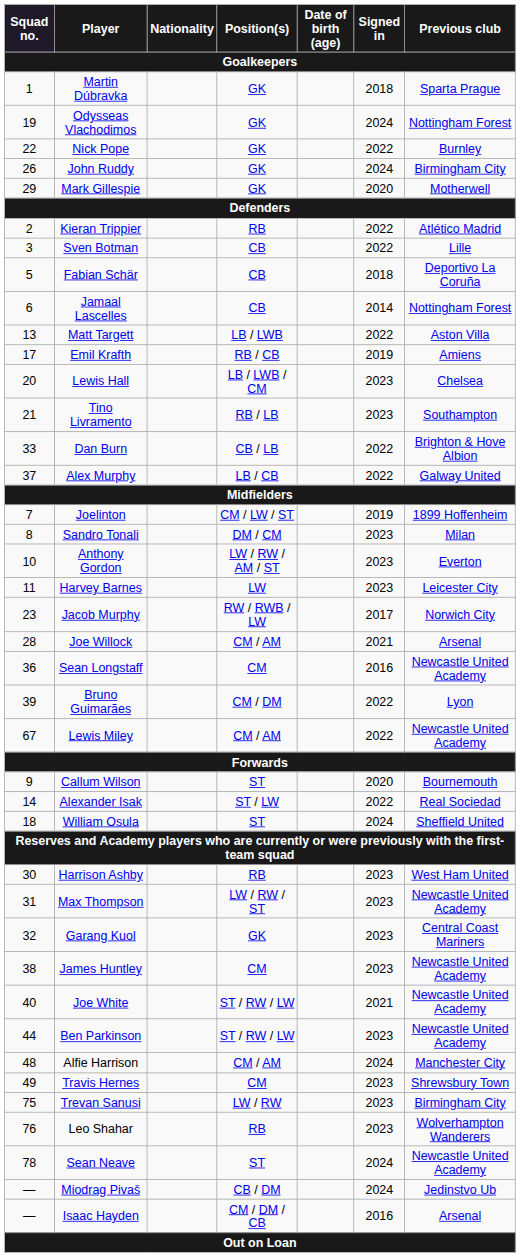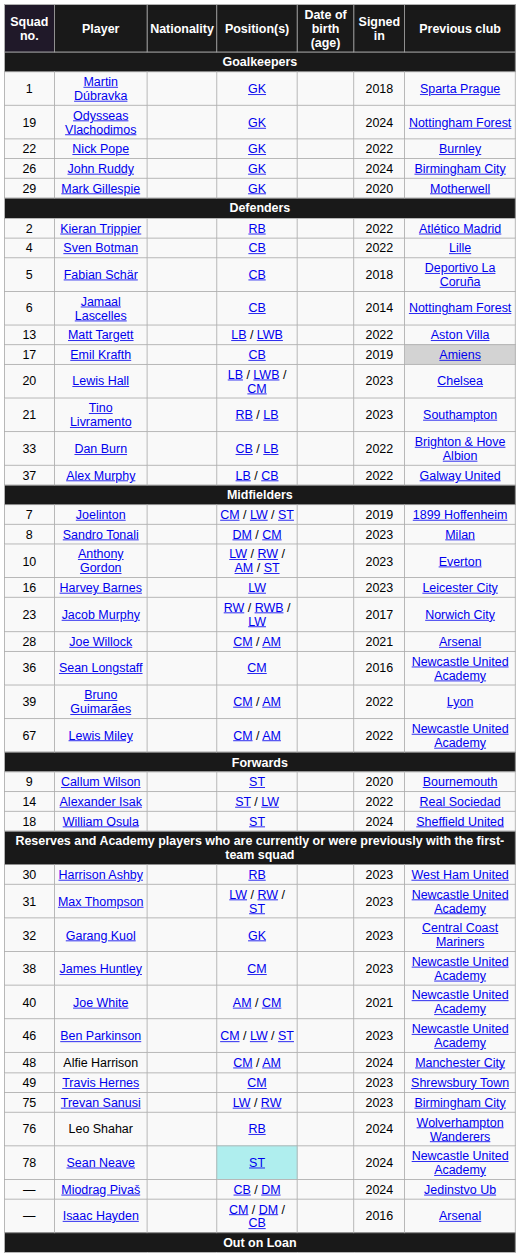(29, 248) 3 -> (29, 248) 4
(257, 355) RB / CB -> (257, 355) CB
(460, 355) no background -> (460, 355) lightgrey background
(29, 588) 11 -> (29, 588) 16
(257, 702) CM / DM -> (257, 702) CM / AM
(257, 1002) ST / RW / LW -> (257, 1002) AM / CM
(29, 1036) 44 -> (29, 1036) 46
(257, 1036) ST / RW / LW -> (257, 1036) CM / LW / ST
(379, 1129) 2023 -> (379, 1129) 2024
(257, 1163) no background -> (257, 1163) paleturquoise background
